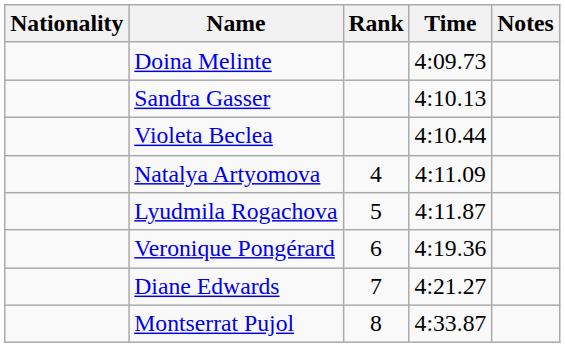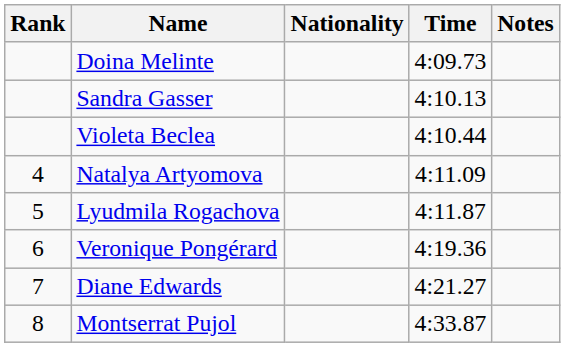columns swapped: (376, 23) <-> (67, 23)
